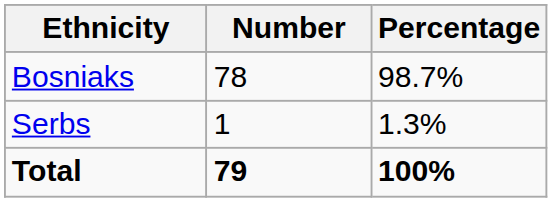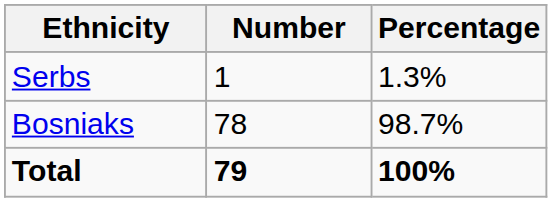rows swapped: (73, 76) <-> (51, 123)
